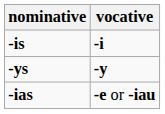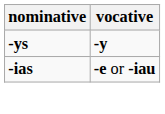- row: (16, 43)
